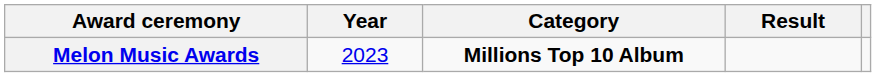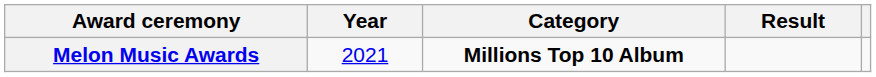(365, 54) 2023 -> (365, 54) 2021
